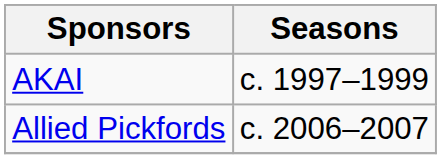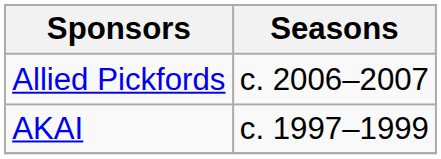rows swapped: (48, 78) <-> (119, 128)
